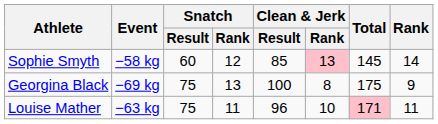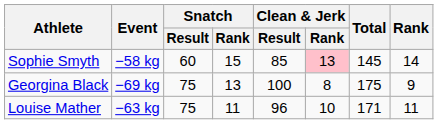(233, 62) 12 -> (233, 62) 15
(369, 108) pink background -> (369, 108) no background
